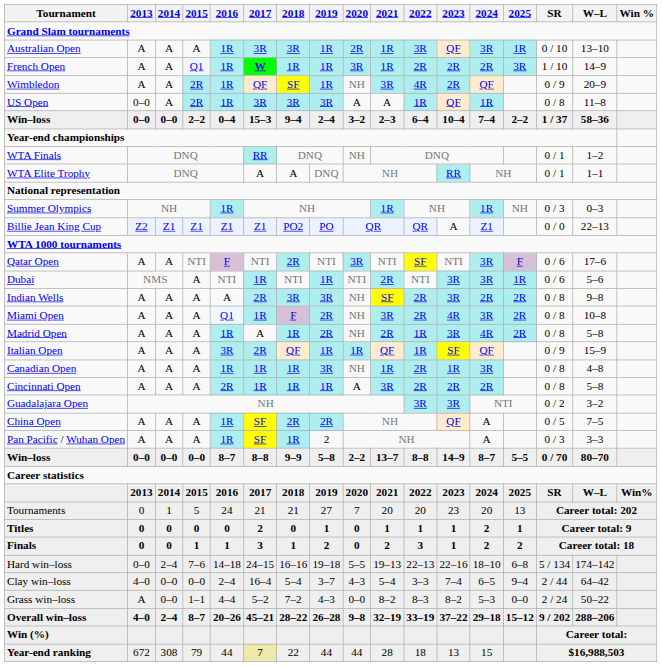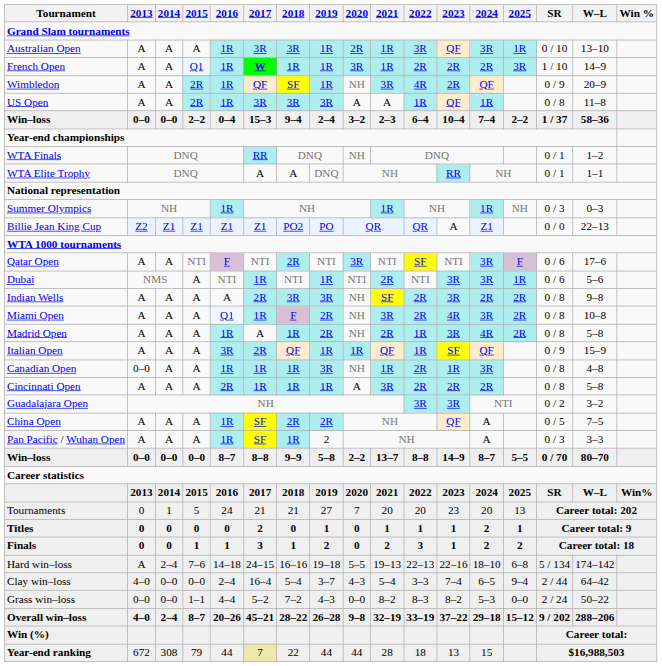(141, 102) 0–0 -> (141, 102) A
(141, 368) A -> (141, 368) 0–0
(141, 564) 0–0 -> (141, 564) A
(141, 599) A -> (141, 599) 0–0
